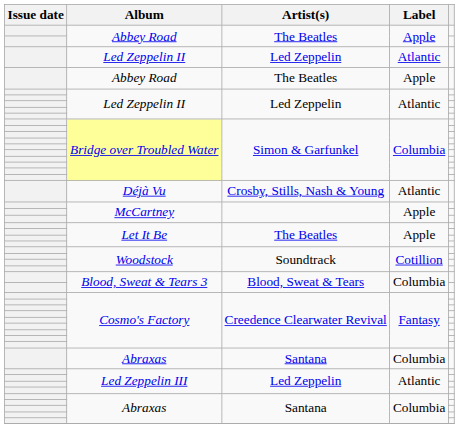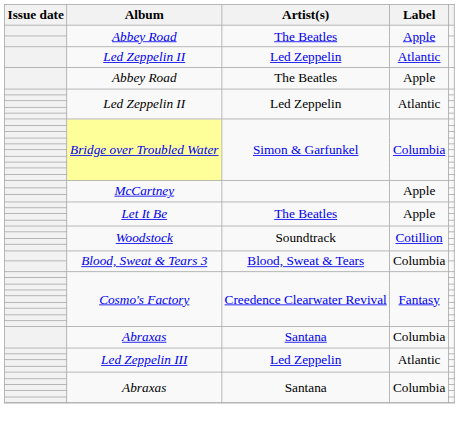- row: (144, 191)
